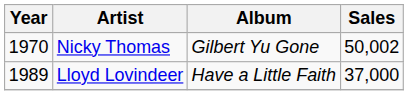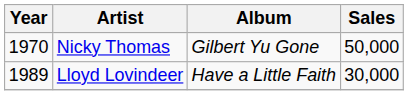(372, 47) 50,002 -> (372, 47) 50,000
(372, 75) 37,000 -> (372, 75) 30,000
